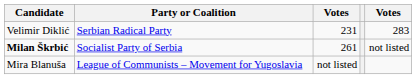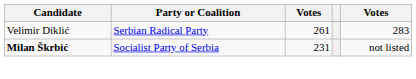(349, 30) 231 -> (322, 30) 261
(349, 47) 261 -> (322, 47) 231
- row: (36, 64)
